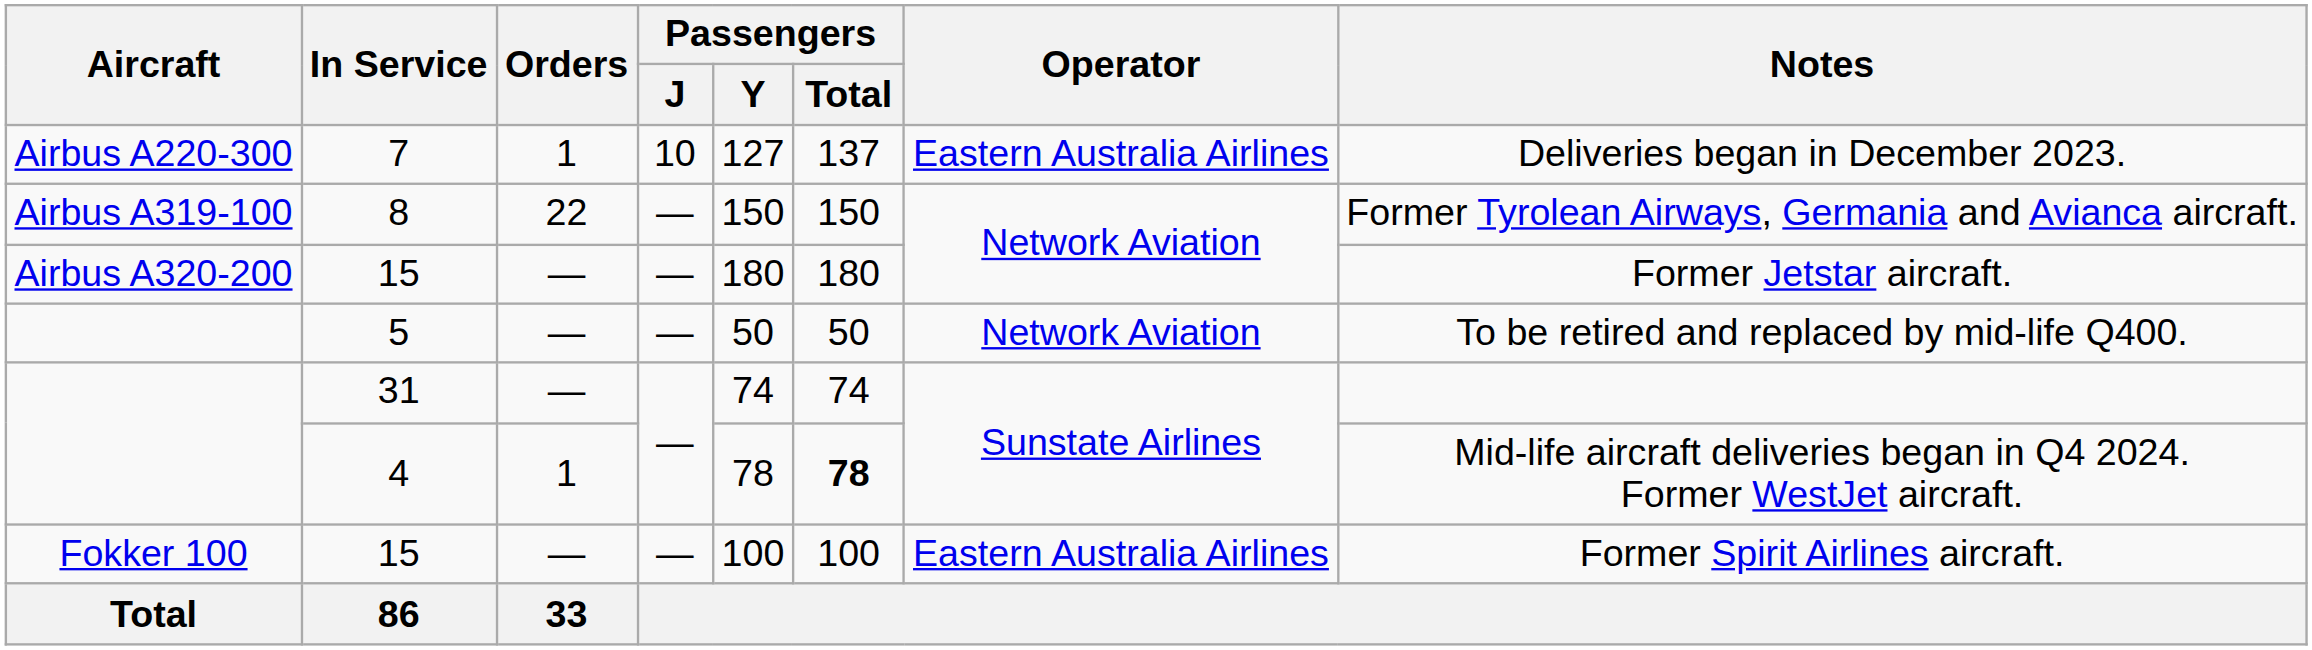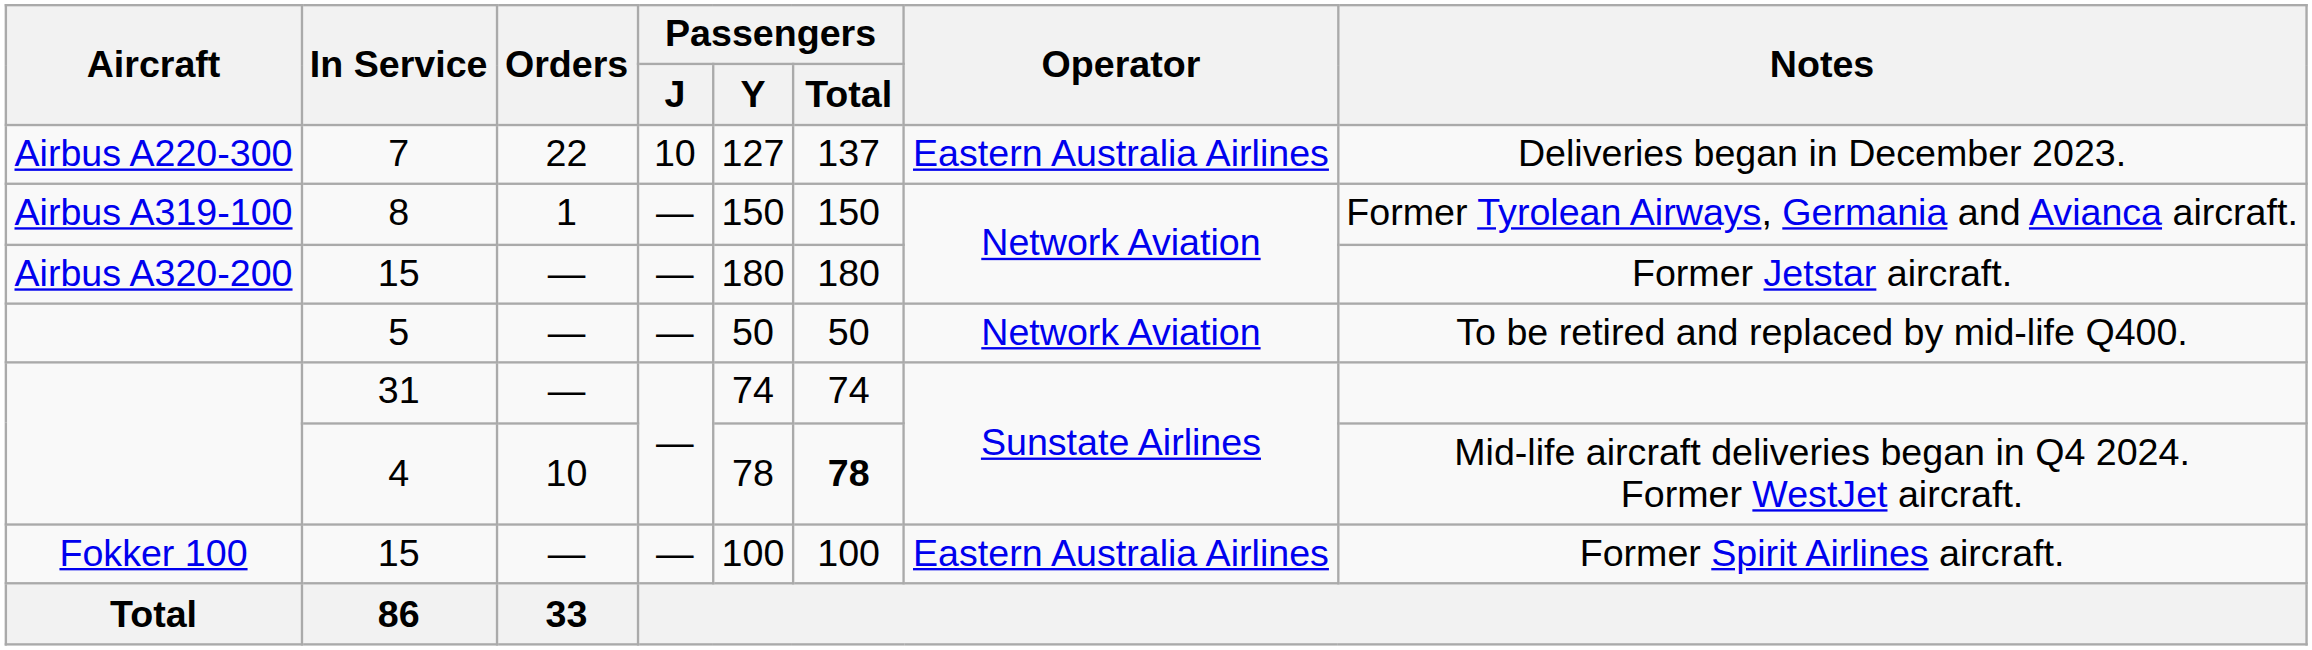(567, 153) 1 -> (567, 153) 22
(567, 213) 22 -> (567, 213) 1
(567, 472) 1 -> (567, 472) 10
